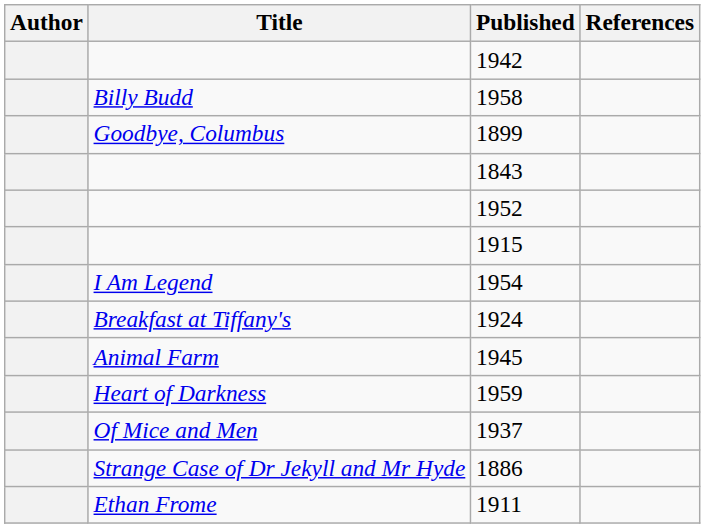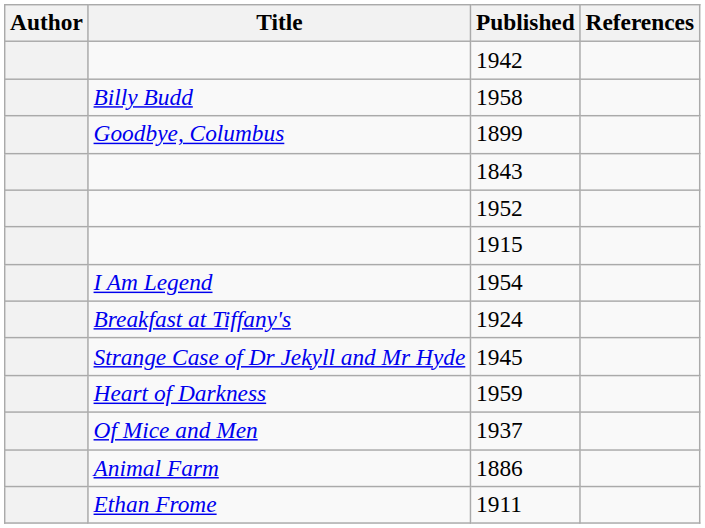(156, 356) Animal Farm -> (279, 356) Strange Case of Dr Jekyll and Mr Hyde
(279, 467) Strange Case of Dr Jekyll and Mr Hyde -> (156, 467) Animal Farm
